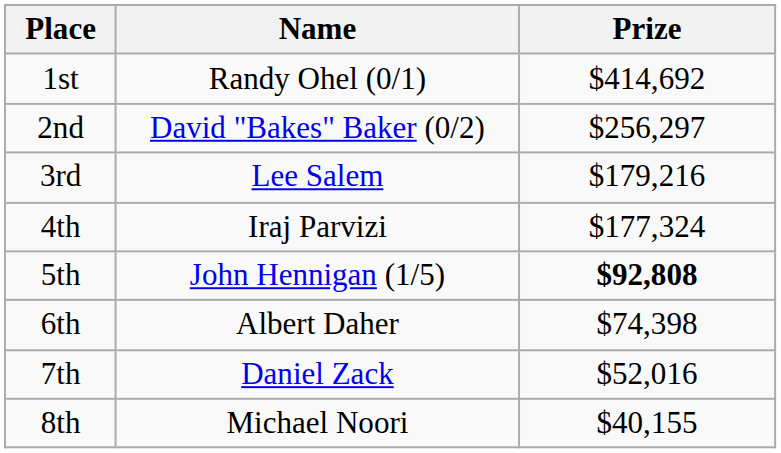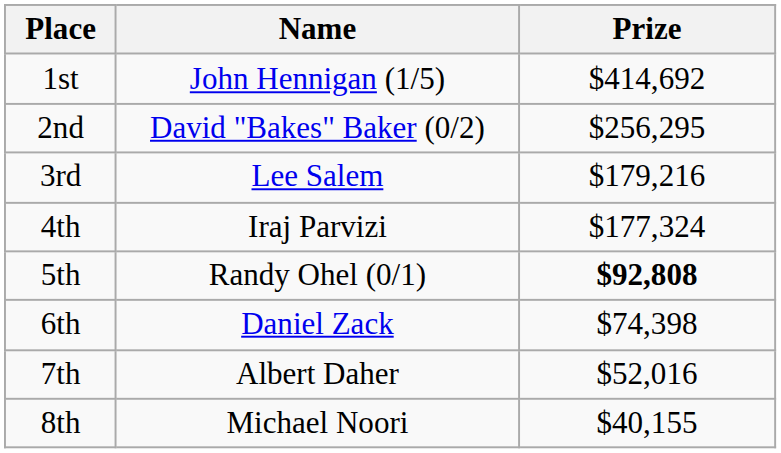(317, 78) Randy Ohel (0/1) -> (317, 78) John Hennigan (1/5)
(647, 127) $256,297 -> (647, 127) $256,295
(317, 275) John Hennigan (1/5) -> (317, 275) Randy Ohel (0/1)
(317, 324) Albert Daher -> (317, 324) Daniel Zack
(317, 373) Daniel Zack -> (317, 373) Albert Daher
